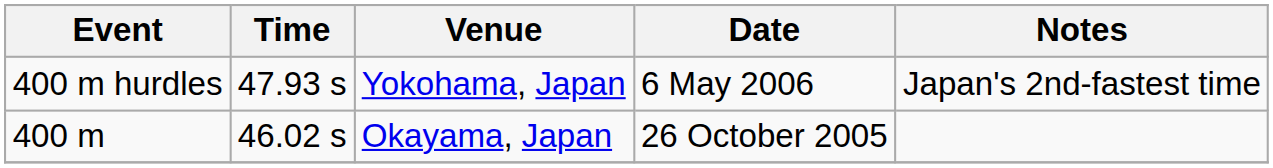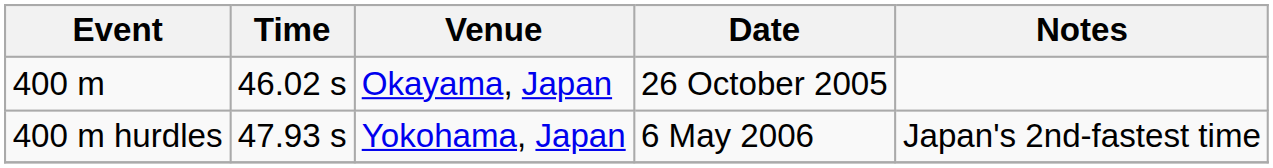rows swapped: (59, 135) <-> (118, 83)
